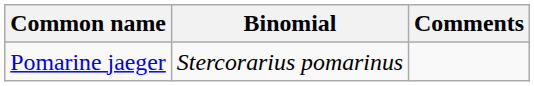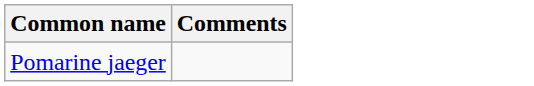- column: (290, 23)
